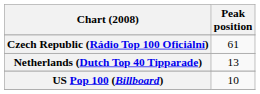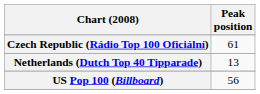(233, 80) 10 -> (233, 80) 56
